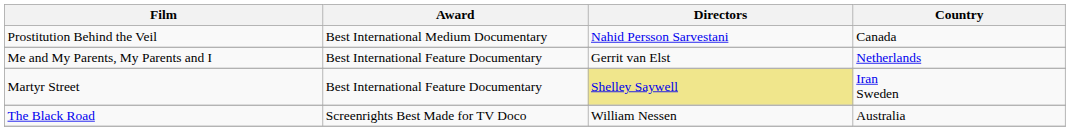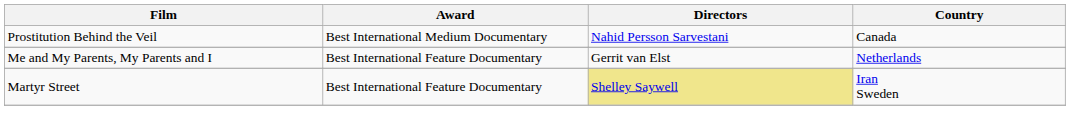- row: (51, 115)
